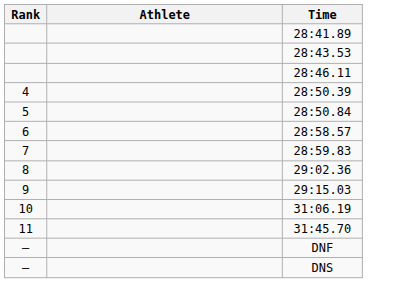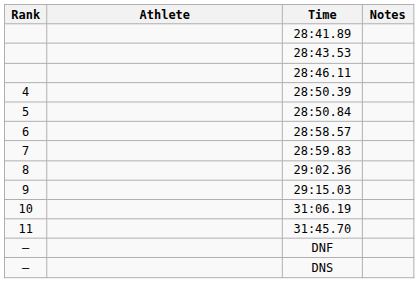+ column: (388, 14)
